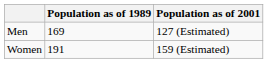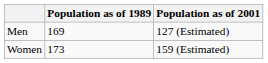(56, 49) 191 -> (56, 49) 173
